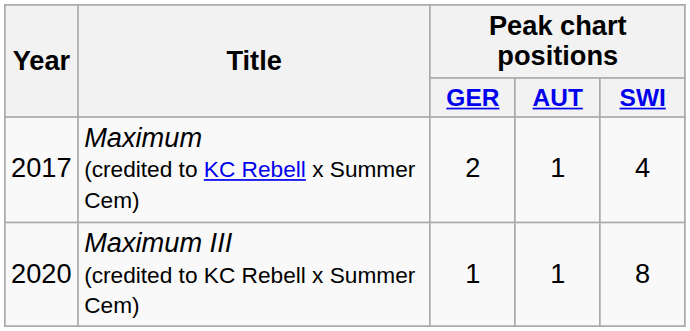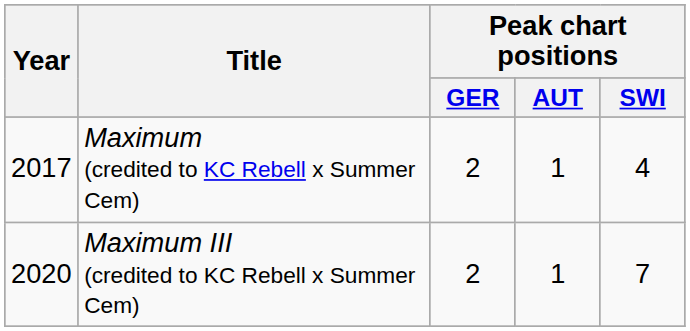(473, 273) 1 -> (473, 273) 2
(643, 273) 8 -> (643, 273) 7
